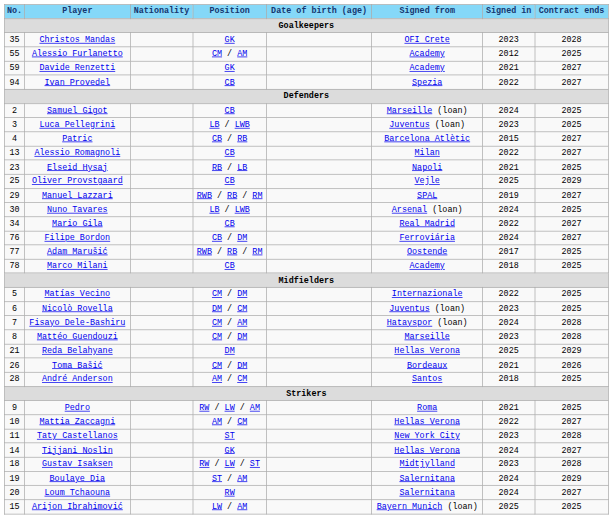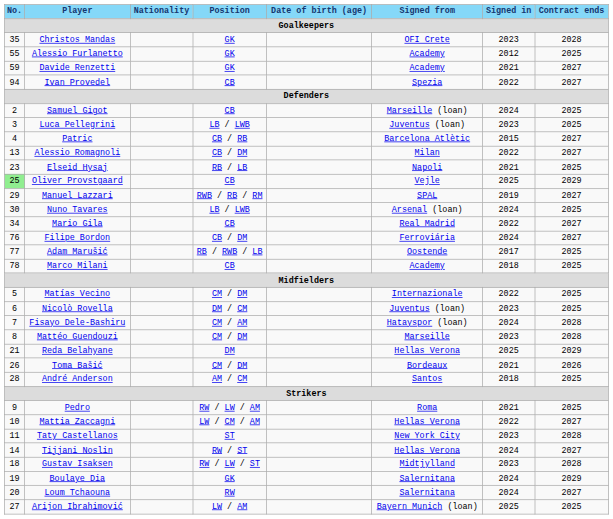(230, 54) CM / AM -> (230, 54) GK
(230, 153) CB -> (230, 153) CB / DM
(14, 181) no background -> (14, 181) lightgreen background
(230, 252) RWB / RB / RM -> (230, 252) RB / RWB / LB
(230, 422) AM / CM -> (230, 422) LW / CM / AM
(230, 450) GK -> (230, 450) RW / ST
(230, 478) ST / AM -> (230, 478) GK
(14, 506) 15 -> (14, 506) 27
